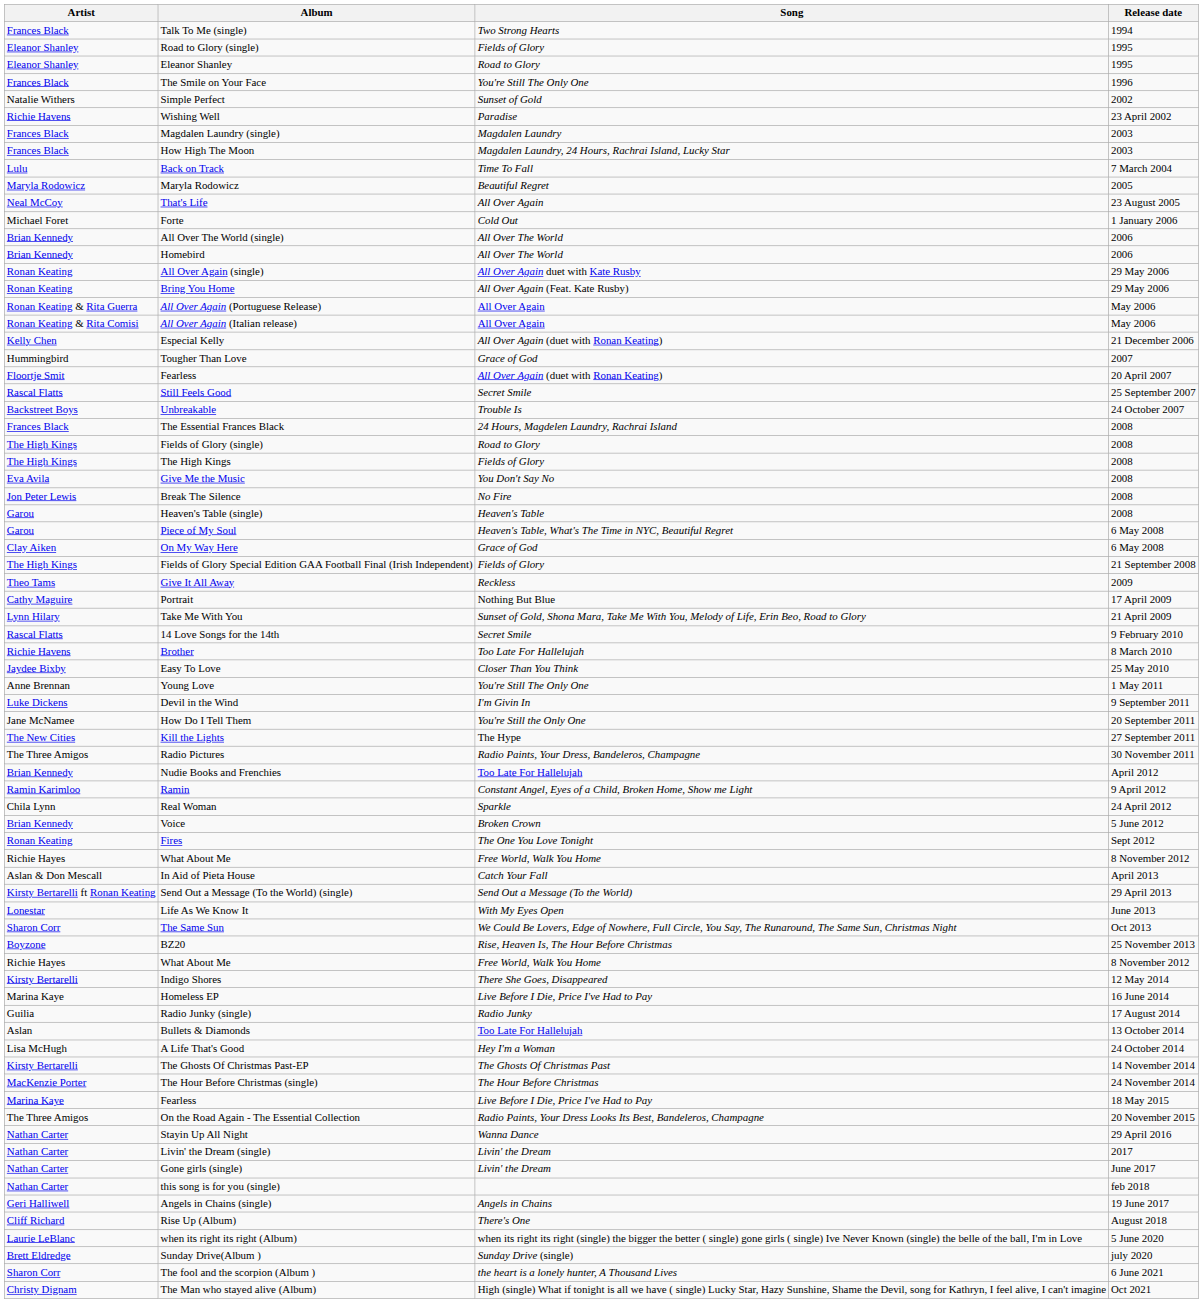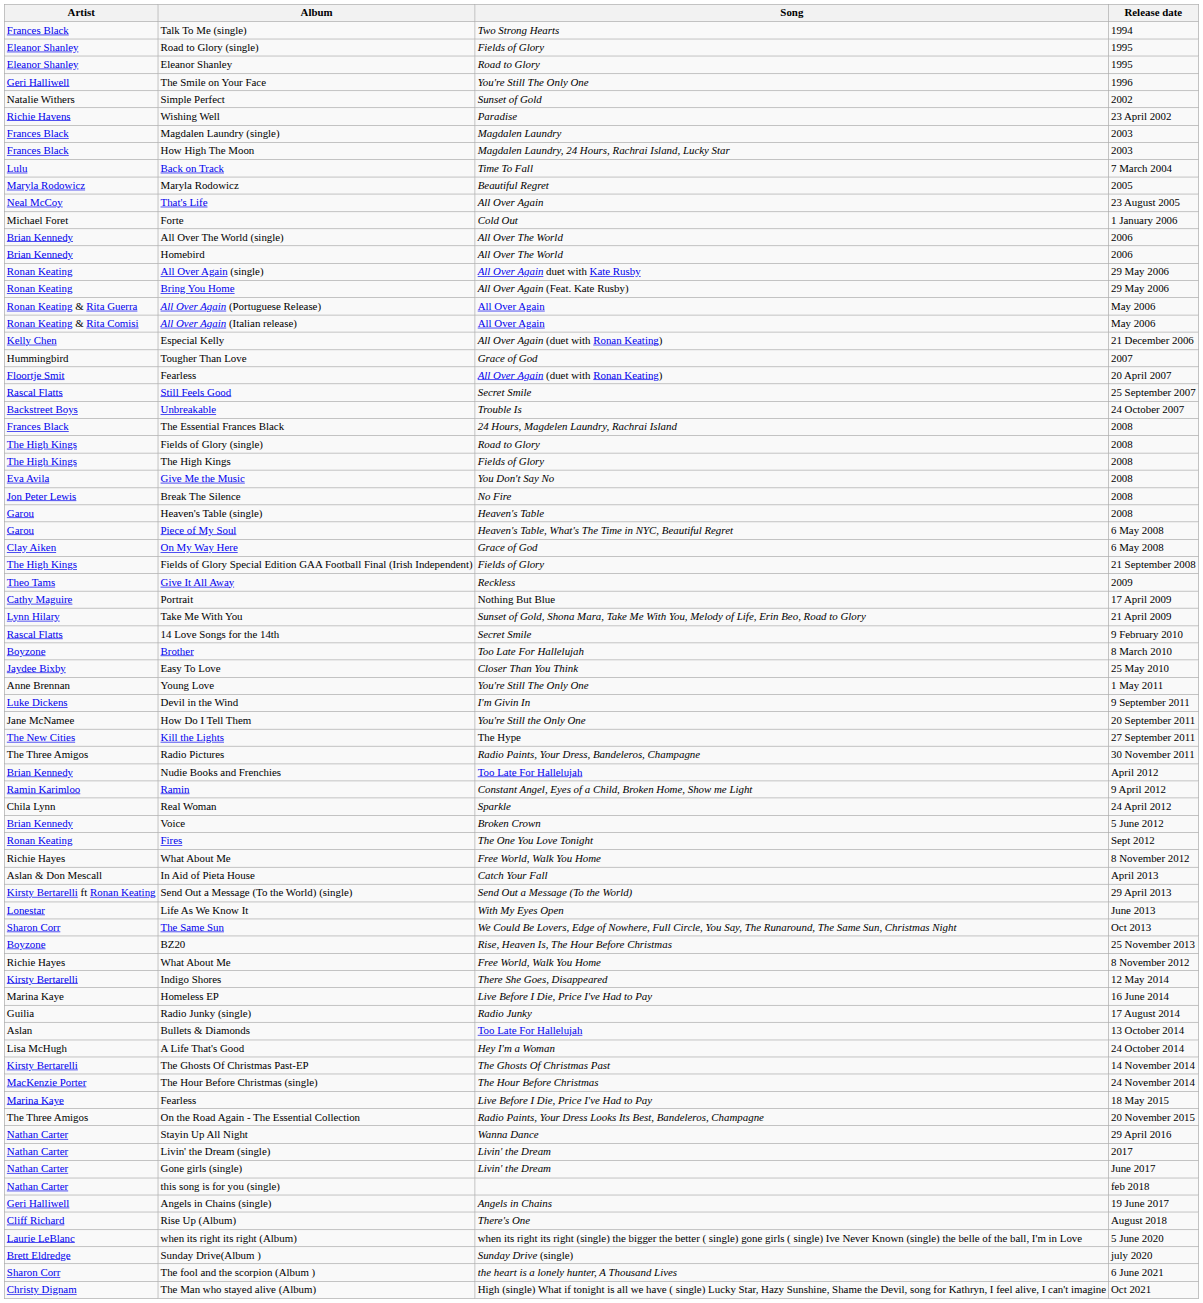(38, 82) Frances Black -> (38, 82) Geri Halliwell
(39, 651) Richie Havens -> (26, 651) Boyzone
